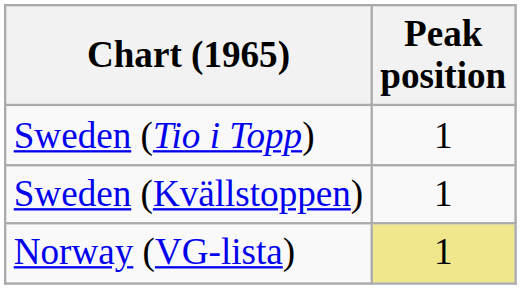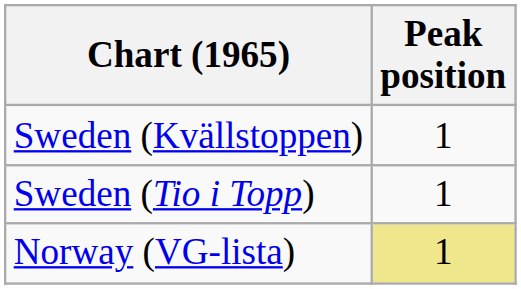rows swapped: (188, 193) <-> (164, 134)
